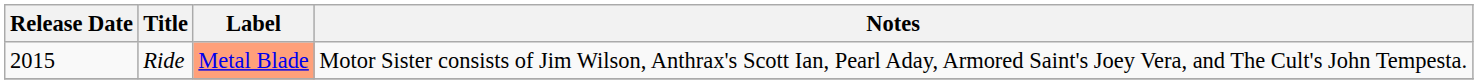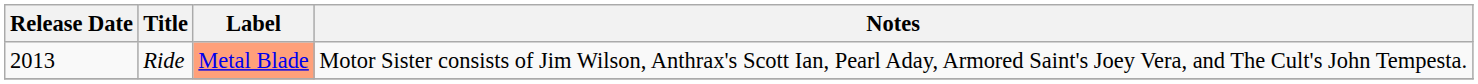(32, 60) 2015 -> (32, 60) 2013
